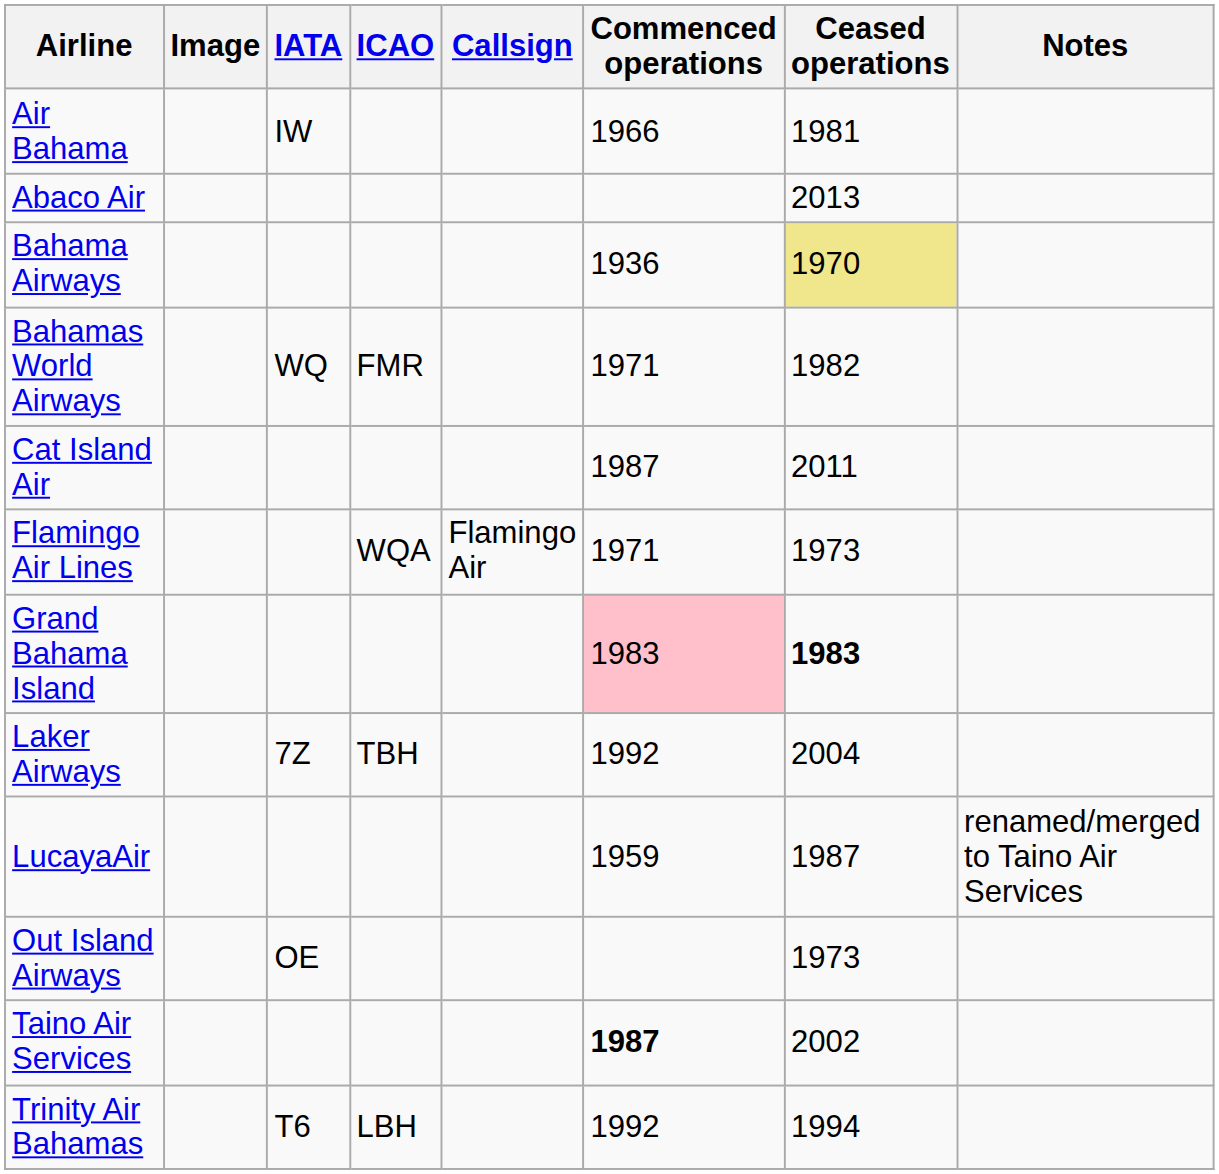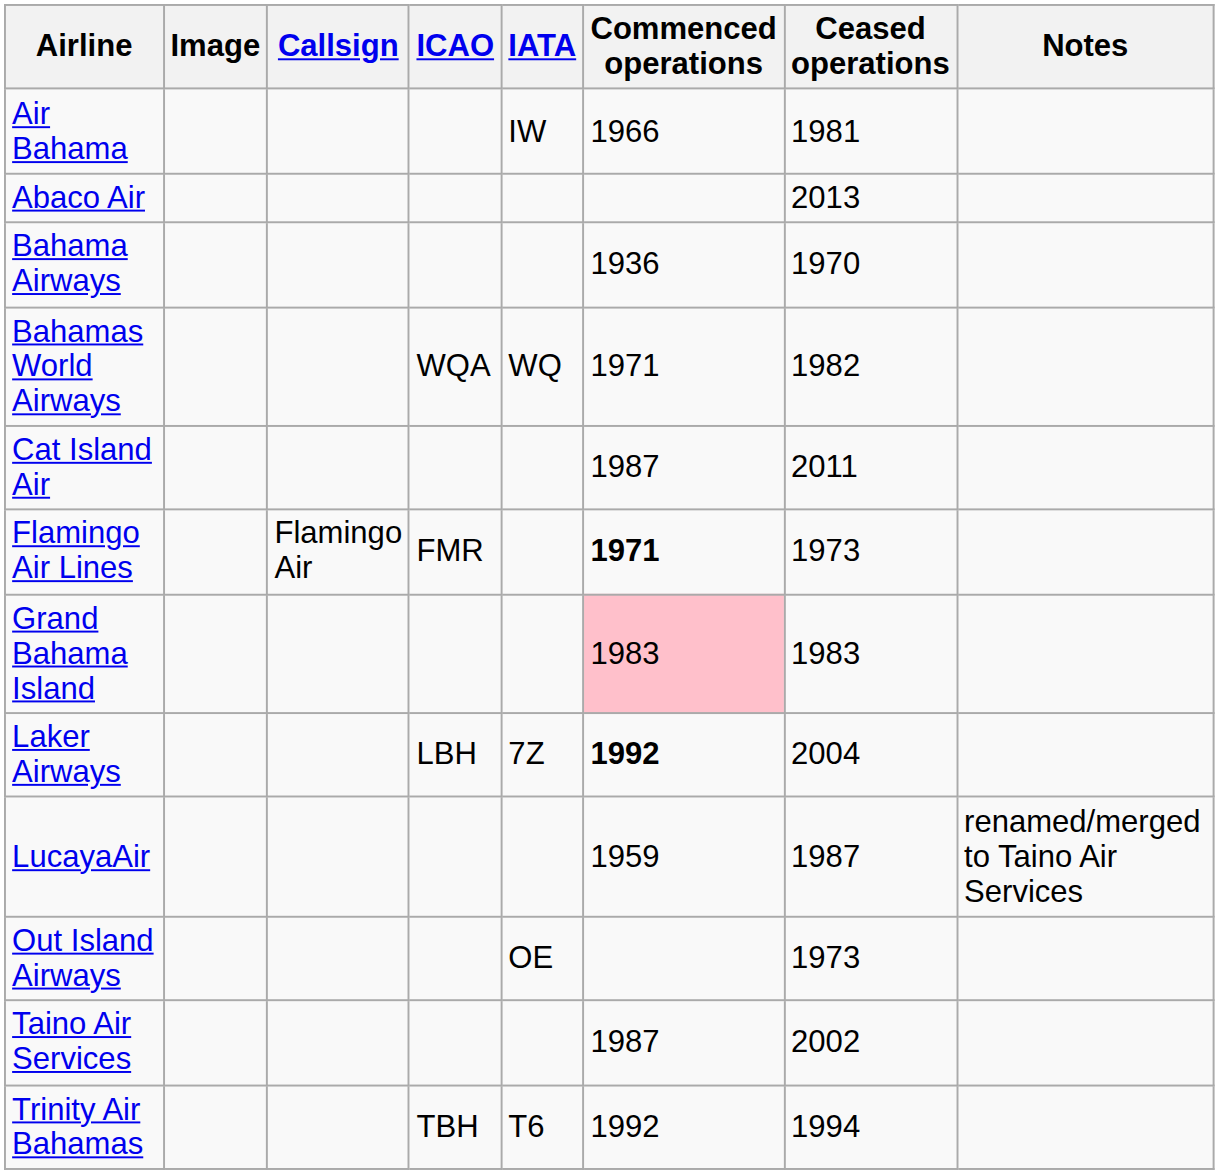columns swapped: (308, 46) <-> (512, 46)
(826, 264) khaki background -> (826, 264) no background
(390, 365) FMR -> (454, 365) WQA
(394, 551) WQA -> (450, 551) FMR
(625, 551) normal -> (625, 551) bold
(826, 653) bold -> (826, 653) normal
(388, 754) TBH -> (447, 754) LBH
(625, 754) normal -> (625, 754) bold
(625, 1042) bold -> (625, 1042) normal
(387, 1126) LBH -> (448, 1126) TBH
